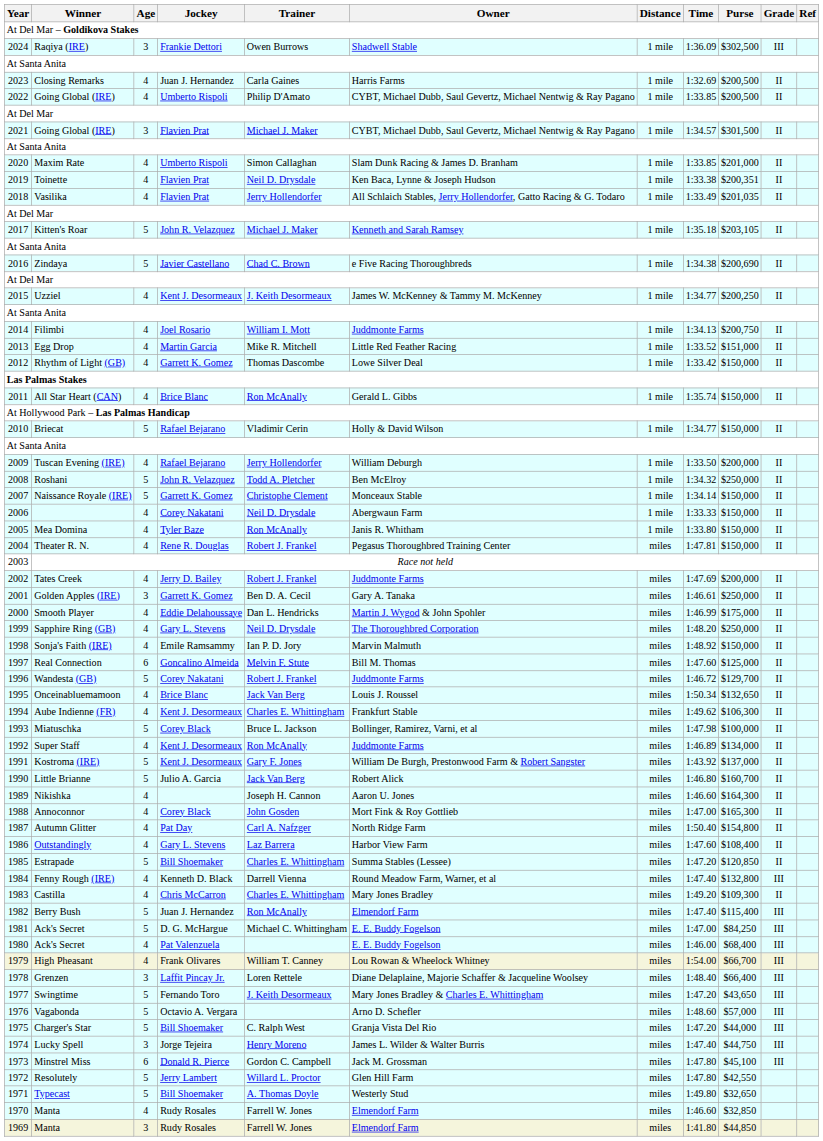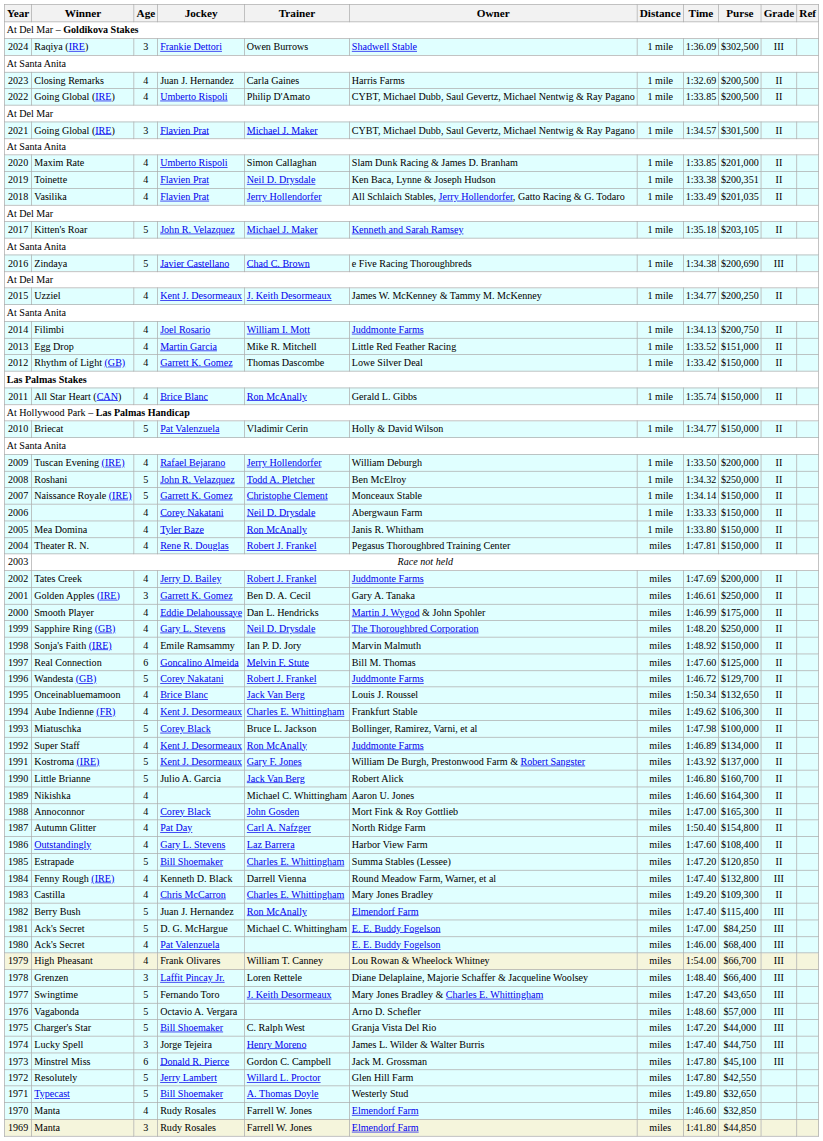(779, 263) II -> (779, 263) III
(193, 429) Rafael Bejarano -> (190, 429) Pat Valenzuela
(284, 795) Joseph H. Cannon -> (297, 795) Michael C. Whittingham
